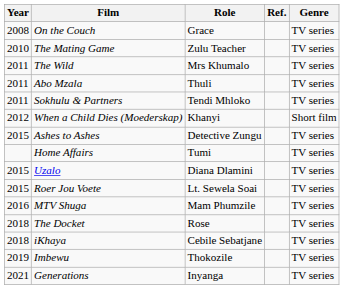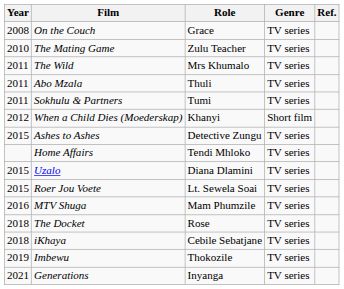columns swapped: (314, 13) <-> (277, 13)
(219, 100) Tendi Mhloko -> (199, 100) Tumi
(199, 153) Tumi -> (219, 153) Tendi Mhloko
